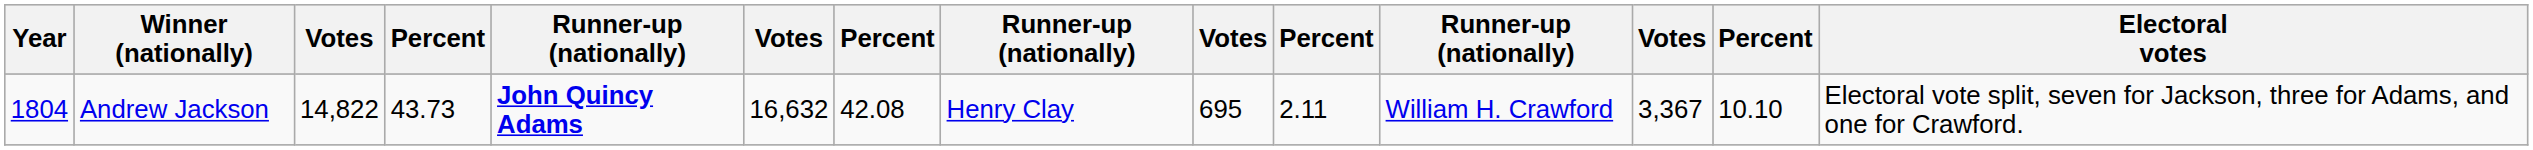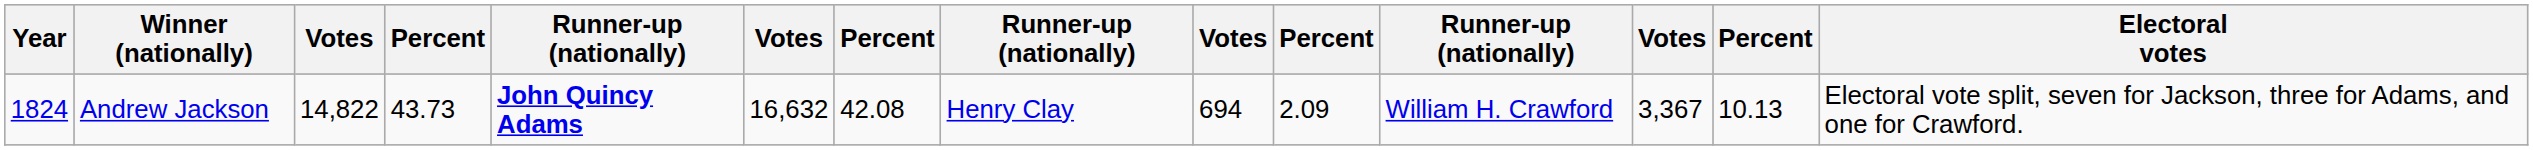(39, 109) 1804 -> (39, 109) 1824
(1221, 109) 695 -> (1221, 109) 694
(1303, 109) 2.11 -> (1304, 109) 2.09
(1750, 109) 10.10 -> (1750, 109) 10.13
